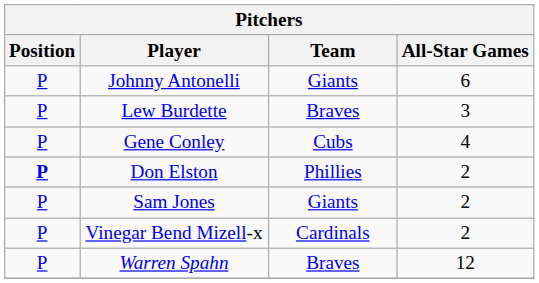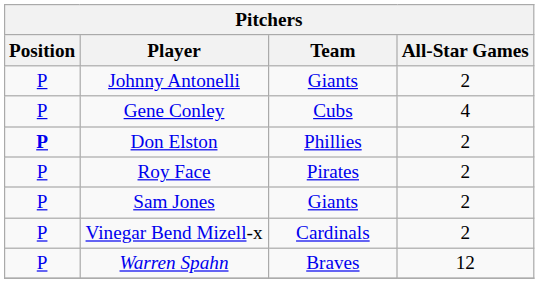(465, 80) 6 -> (465, 80) 2
- row: (174, 111)
+ row: (174, 171)
